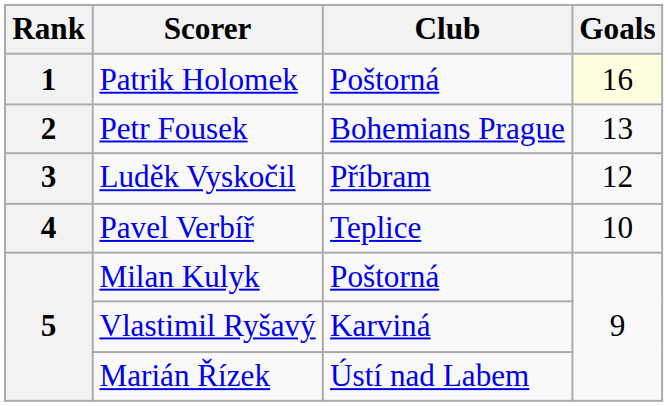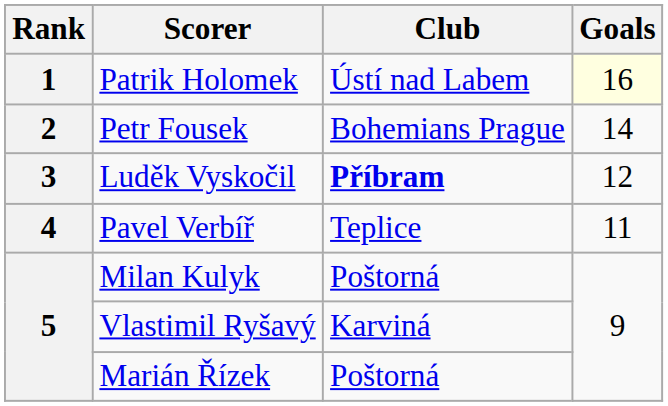(385, 78) Poštorná -> (430, 78) Ústí nad Labem
(617, 128) 13 -> (617, 128) 14
(380, 177) normal -> (387, 177) bold
(617, 227) 10 -> (617, 227) 11
(430, 375) Ústí nad Labem -> (385, 375) Poštorná
